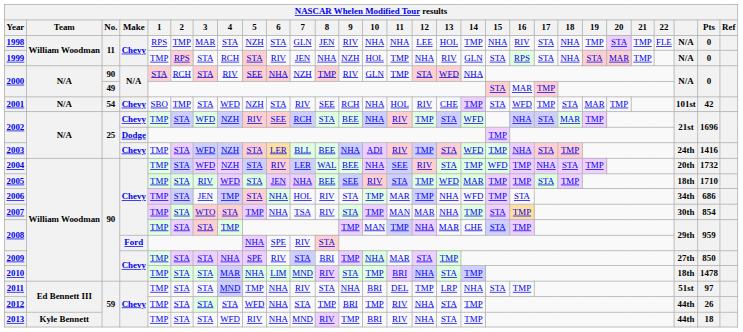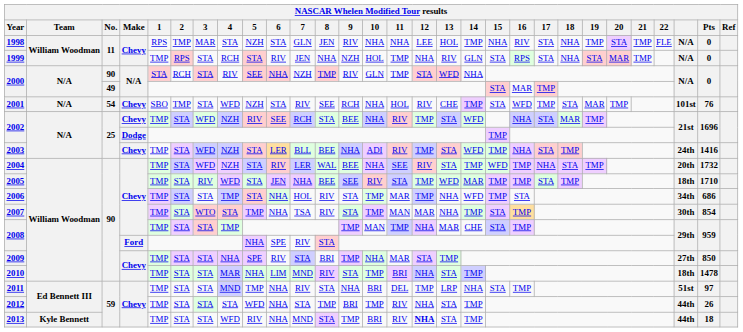(709, 104) 42 -> (709, 104) 76
(205, 196) JEN -> (205, 196) STA
(327, 319) RIV -> (327, 319) STA
(424, 319) normal -> (424, 319) bold
